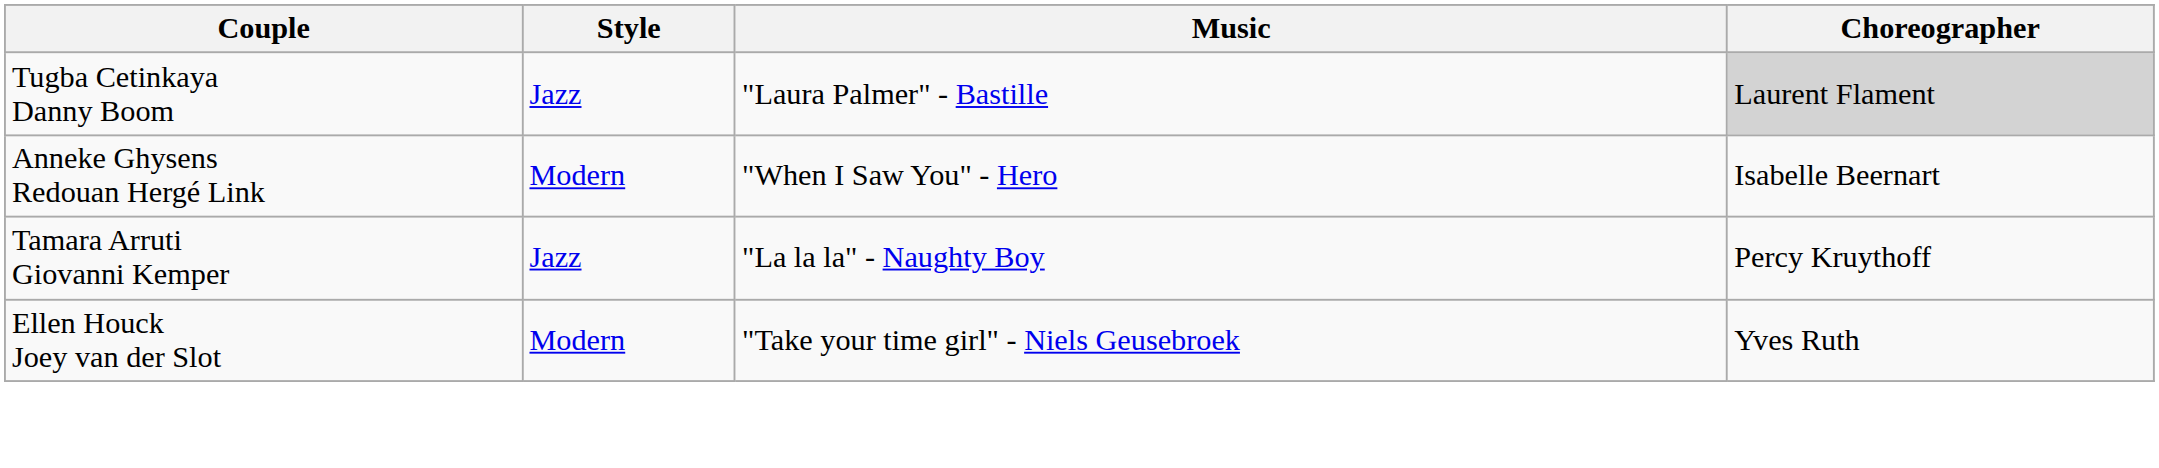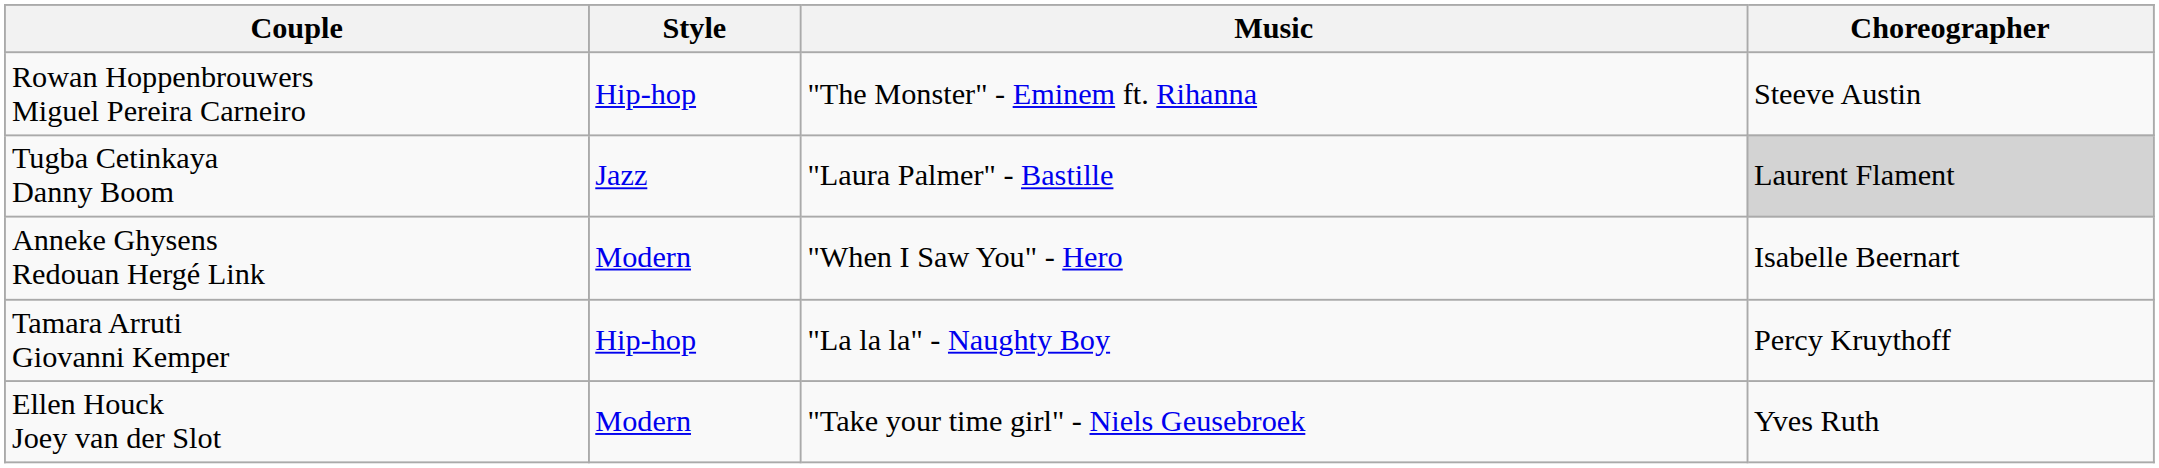+ row: (163, 93)
(555, 257) Jazz -> (646, 339) Hip-hop
